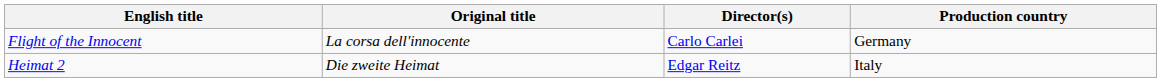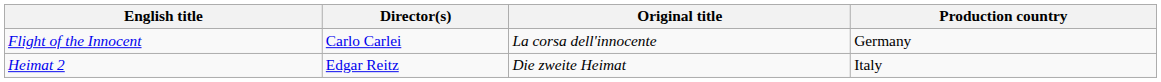columns swapped: (493, 16) <-> (757, 16)
